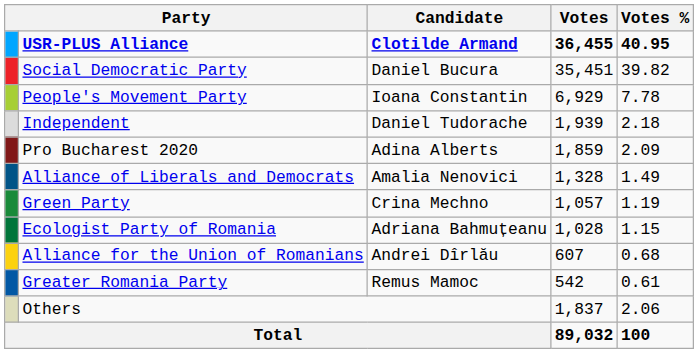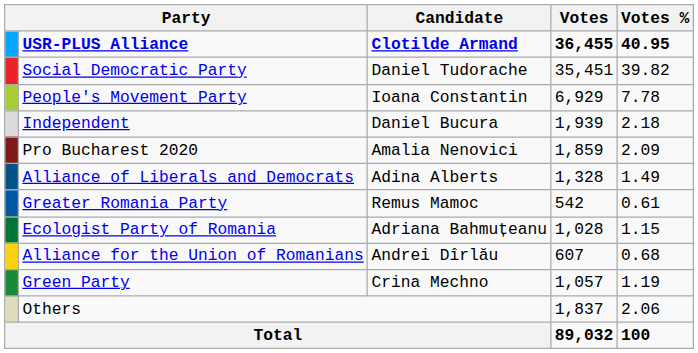(435, 71) Daniel Bucura -> (450, 71) Daniel Tudorache
(450, 124) Daniel Tudorache -> (435, 124) Daniel Bucura
(435, 150) Adina Alberts -> (445, 150) Amalia Nenovici
(445, 177) Amalia Nenovici -> (435, 177) Adina Alberts
rows swapped: (76, 203) <-> (125, 283)
